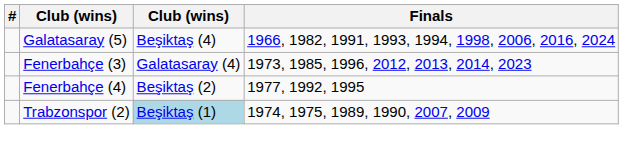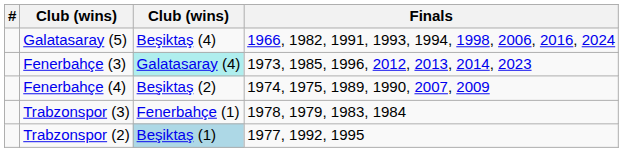(188, 64) no background -> (188, 64) paleturquoise background
(306, 87) 1977, 1992, 1995 -> (368, 87) 1974, 1975, 1989, 1990, 2007, 2009
+ row: (76, 111)
(368, 111) 1974, 1975, 1989, 1990, 2007, 2009 -> (306, 135) 1977, 1992, 1995
